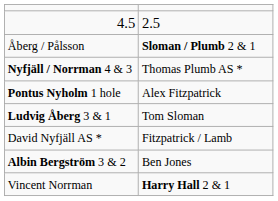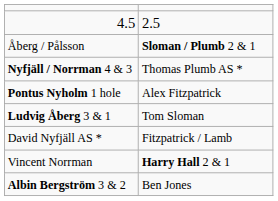rows swapped: (50, 185) <-> (67, 162)
